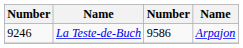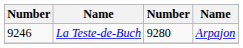(159, 33) 9586 -> (159, 33) 9280
